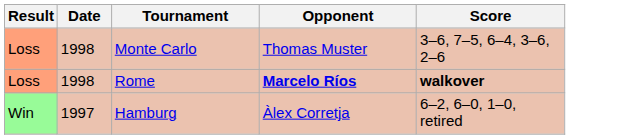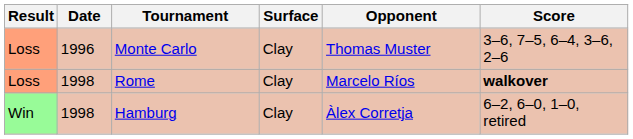+ column: (291, 16)
(78, 48) 1998 -> (78, 48) 1996
(310, 81) bold -> (370, 81) normal
(78, 113) 1997 -> (78, 113) 1998
